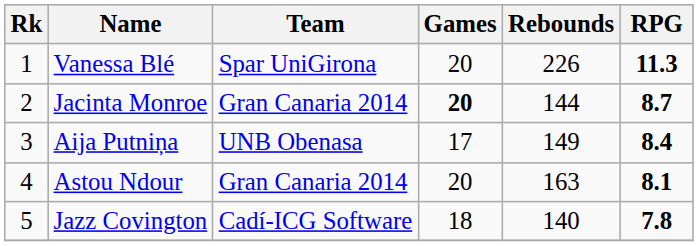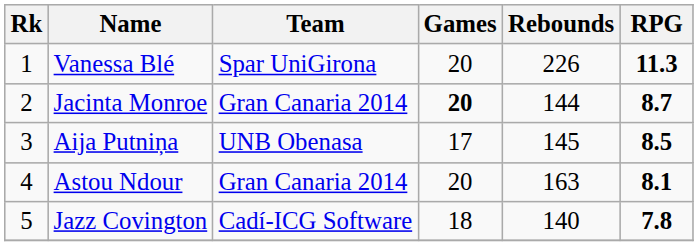(561, 142) 149 -> (561, 142) 145
(657, 142) 8.4 -> (657, 142) 8.5
